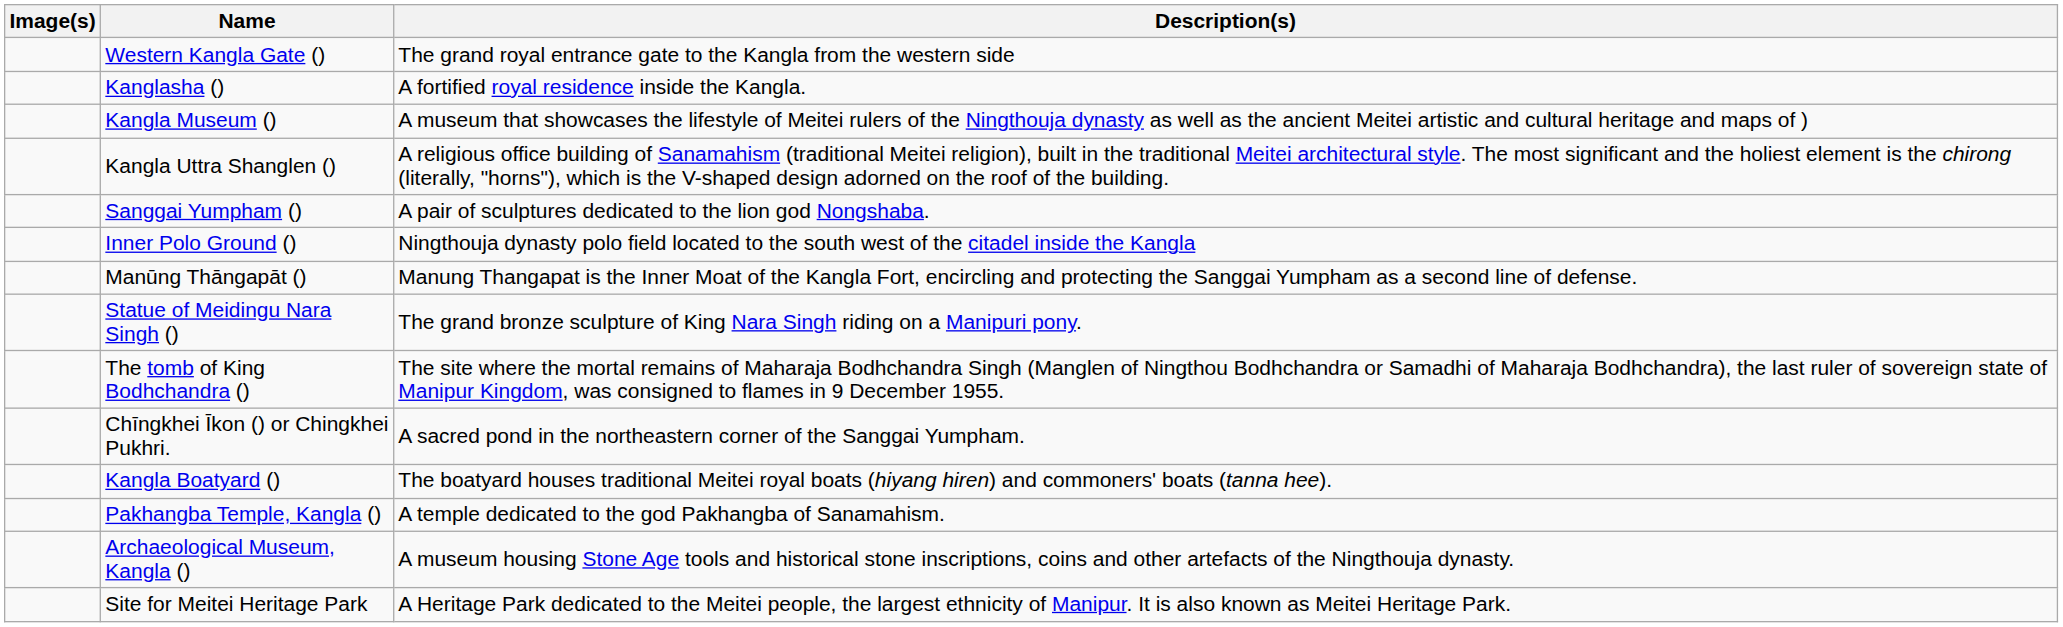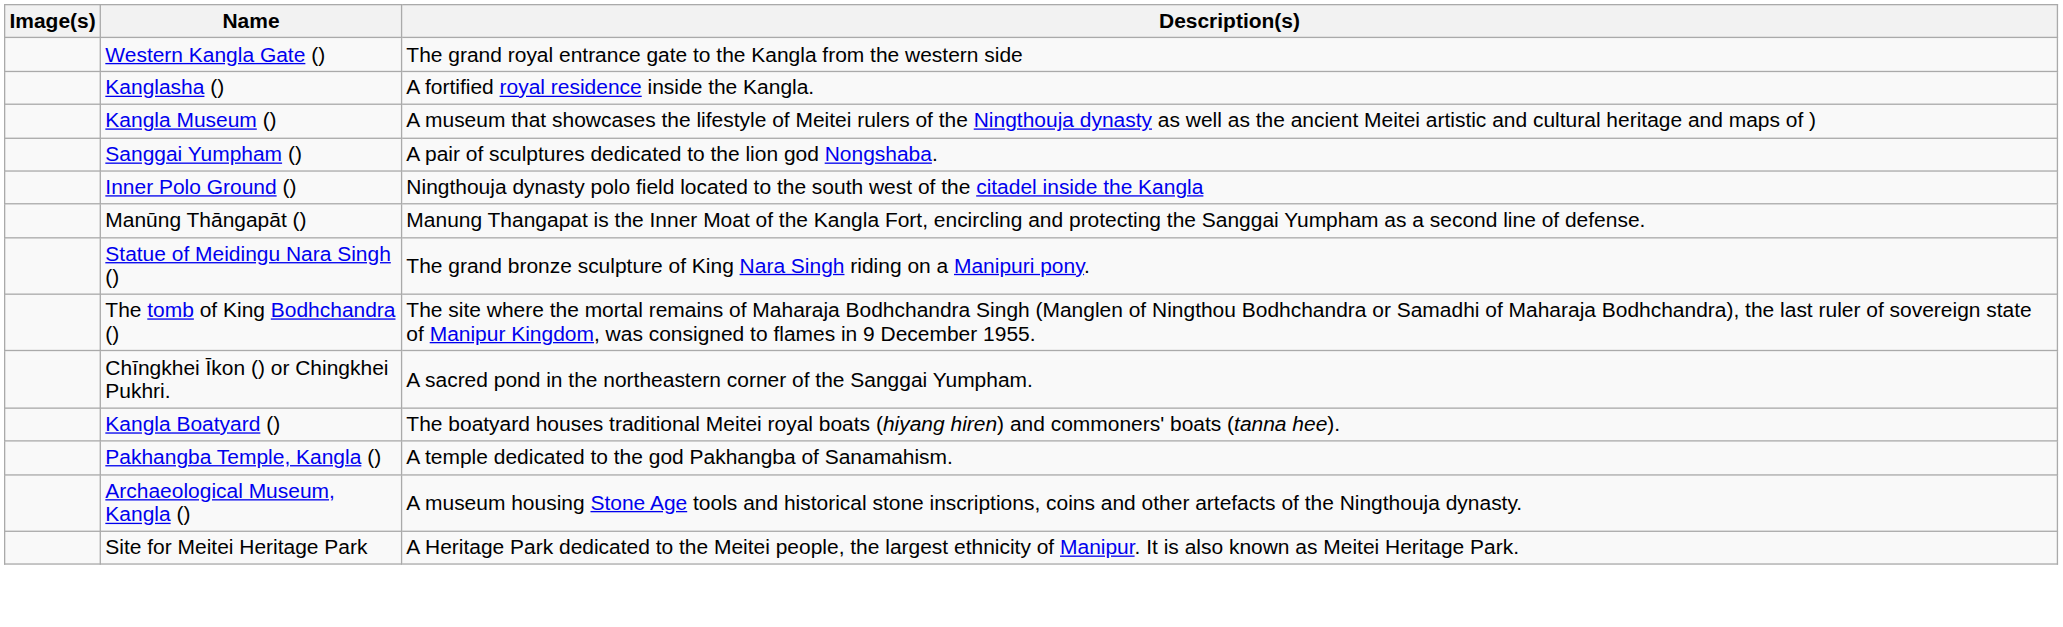- row: (221, 165)
